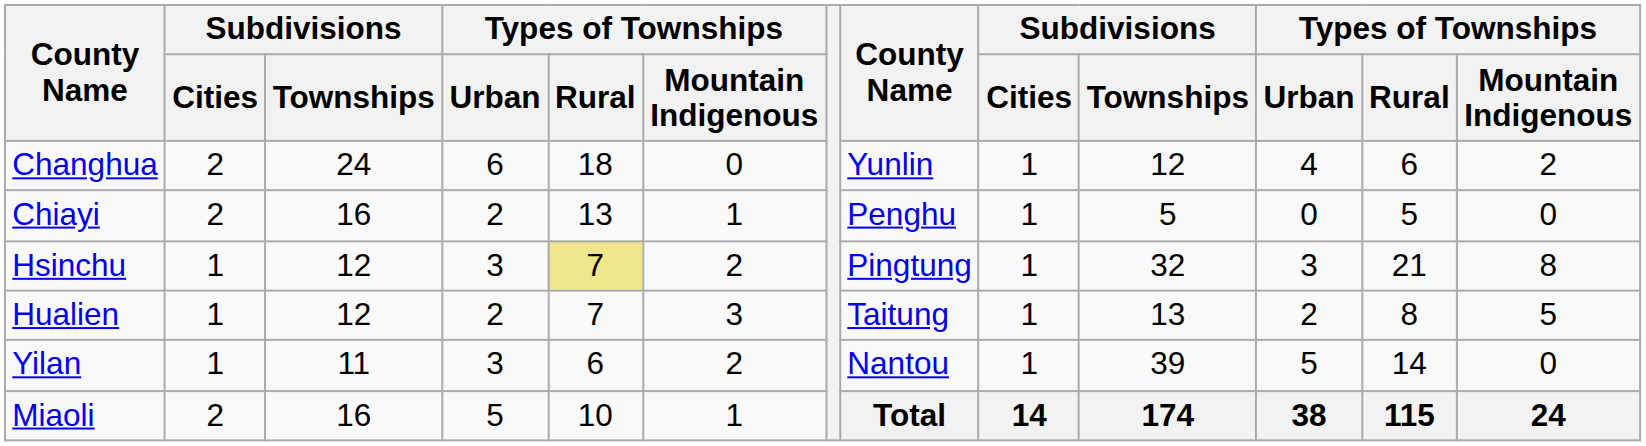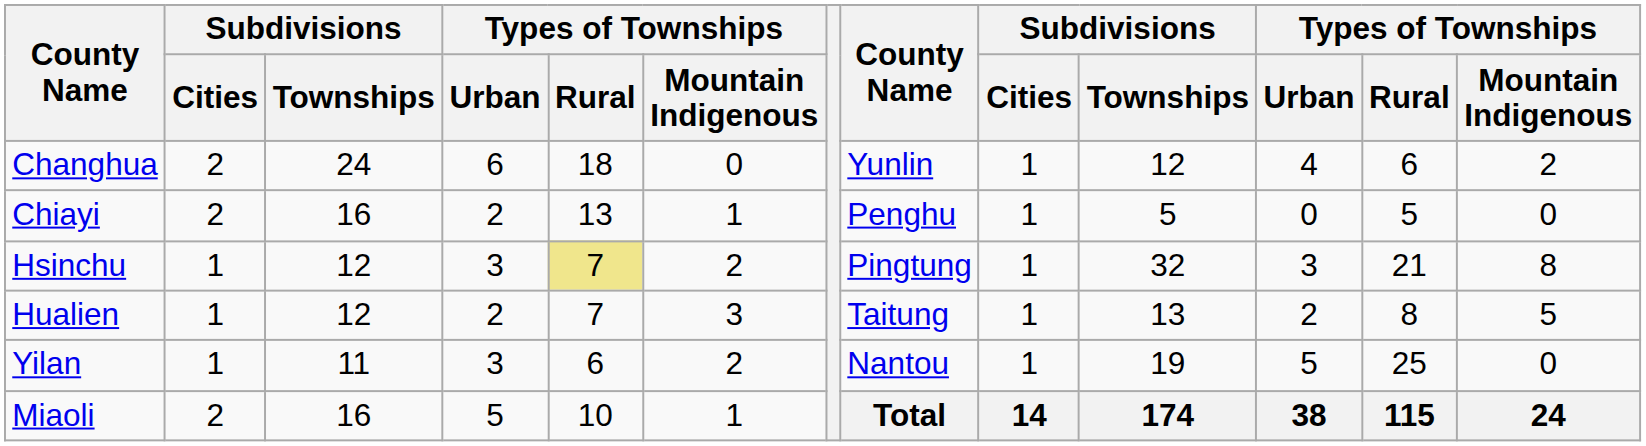(1168, 364) 39 -> (1168, 364) 19
(1409, 364) 14 -> (1409, 364) 25
